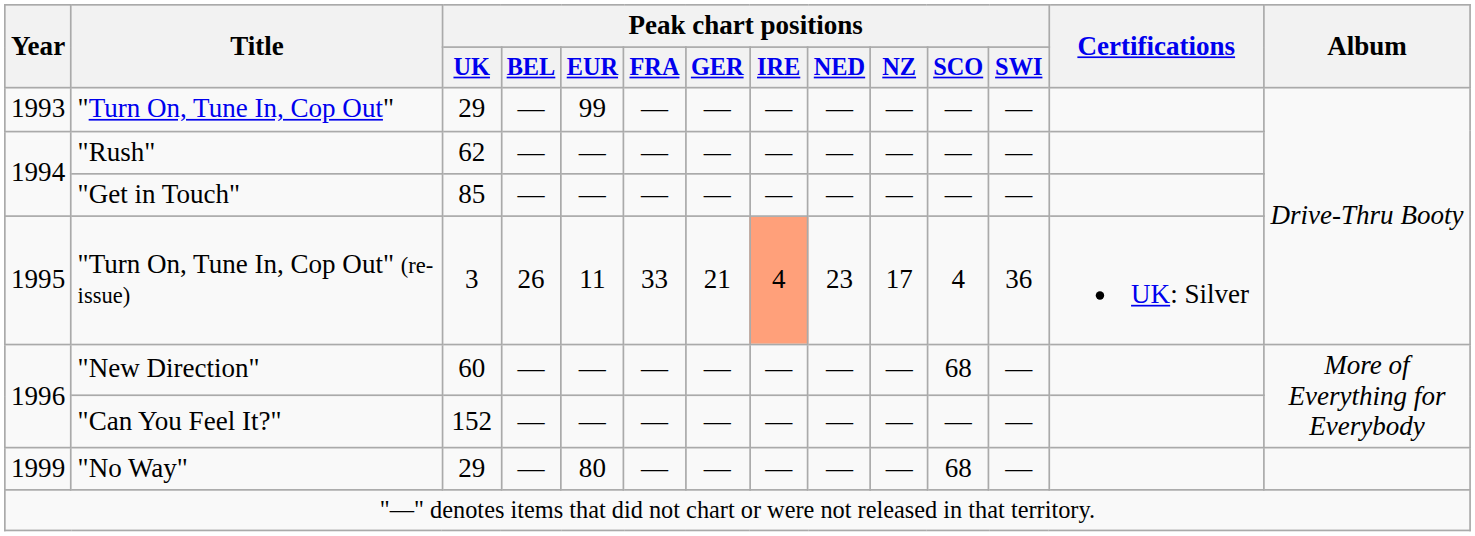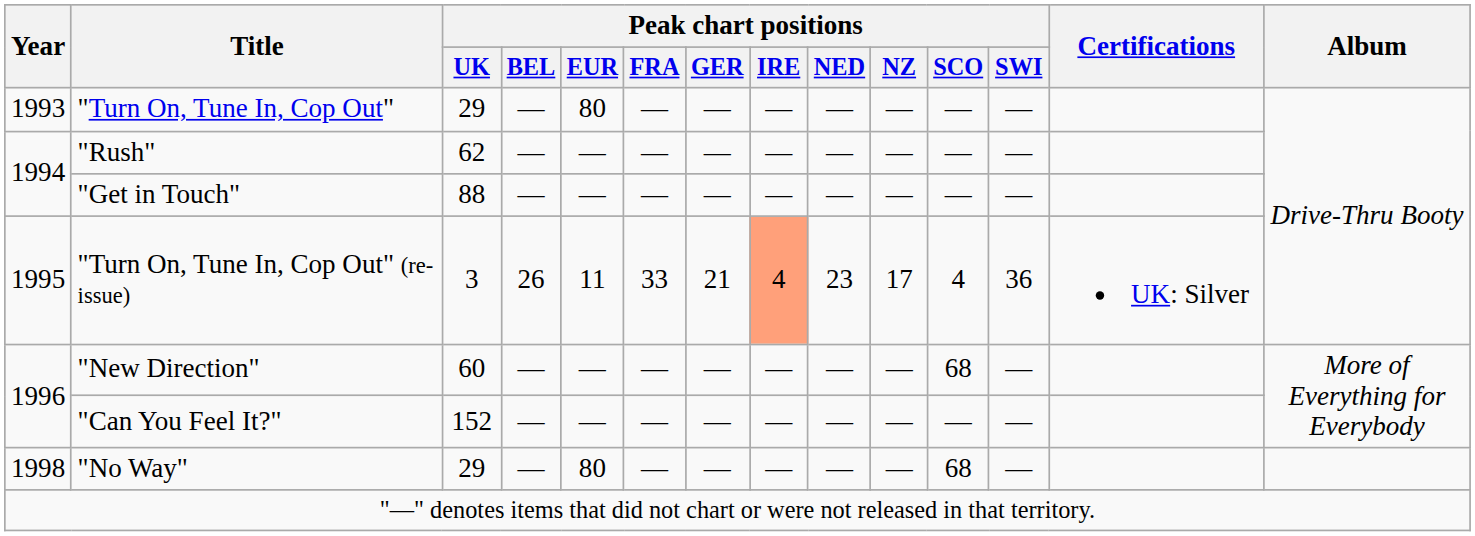(592, 108) 99 -> (592, 108) 80
(472, 194) 85 -> (472, 194) 88
(38, 468) 1999 -> (38, 468) 1998
